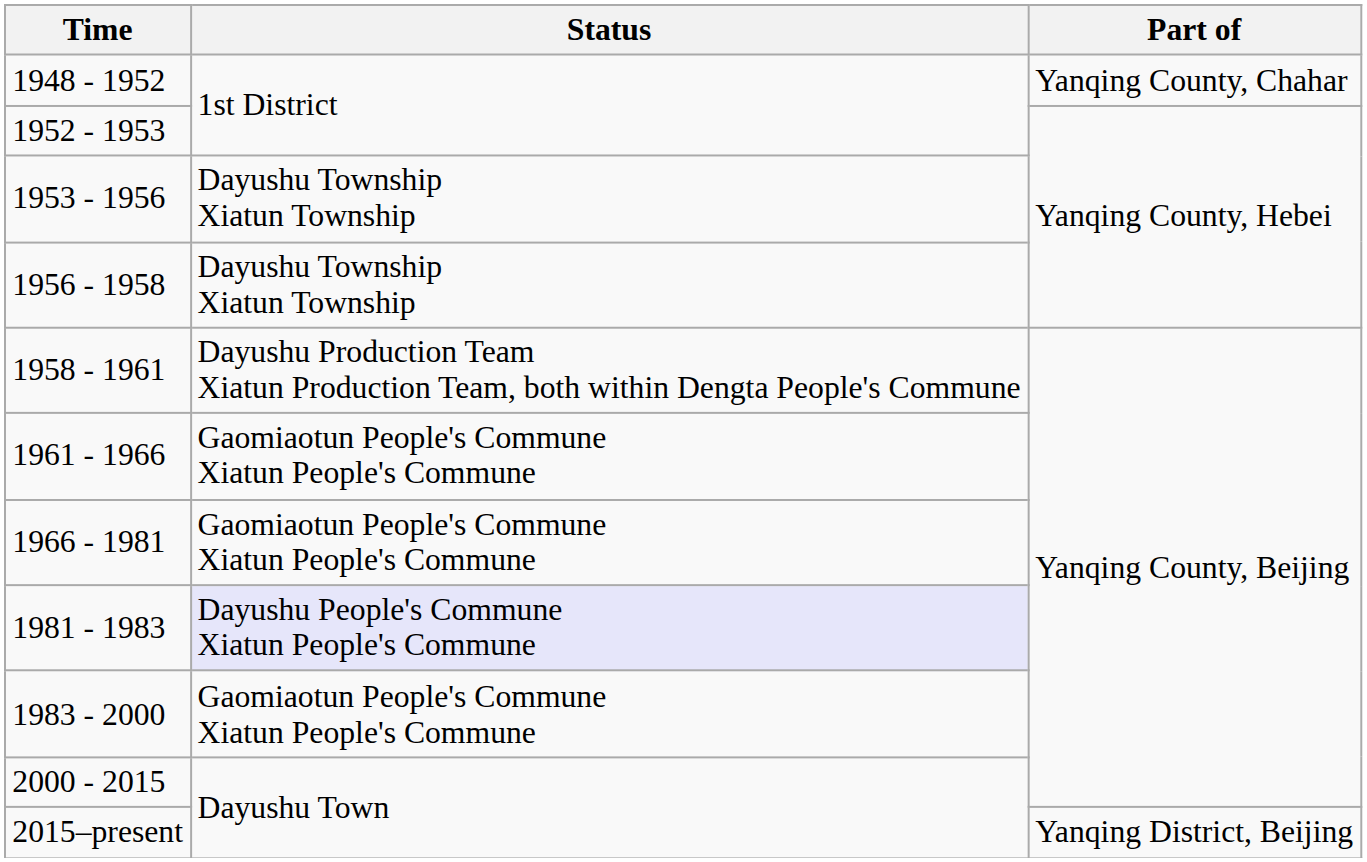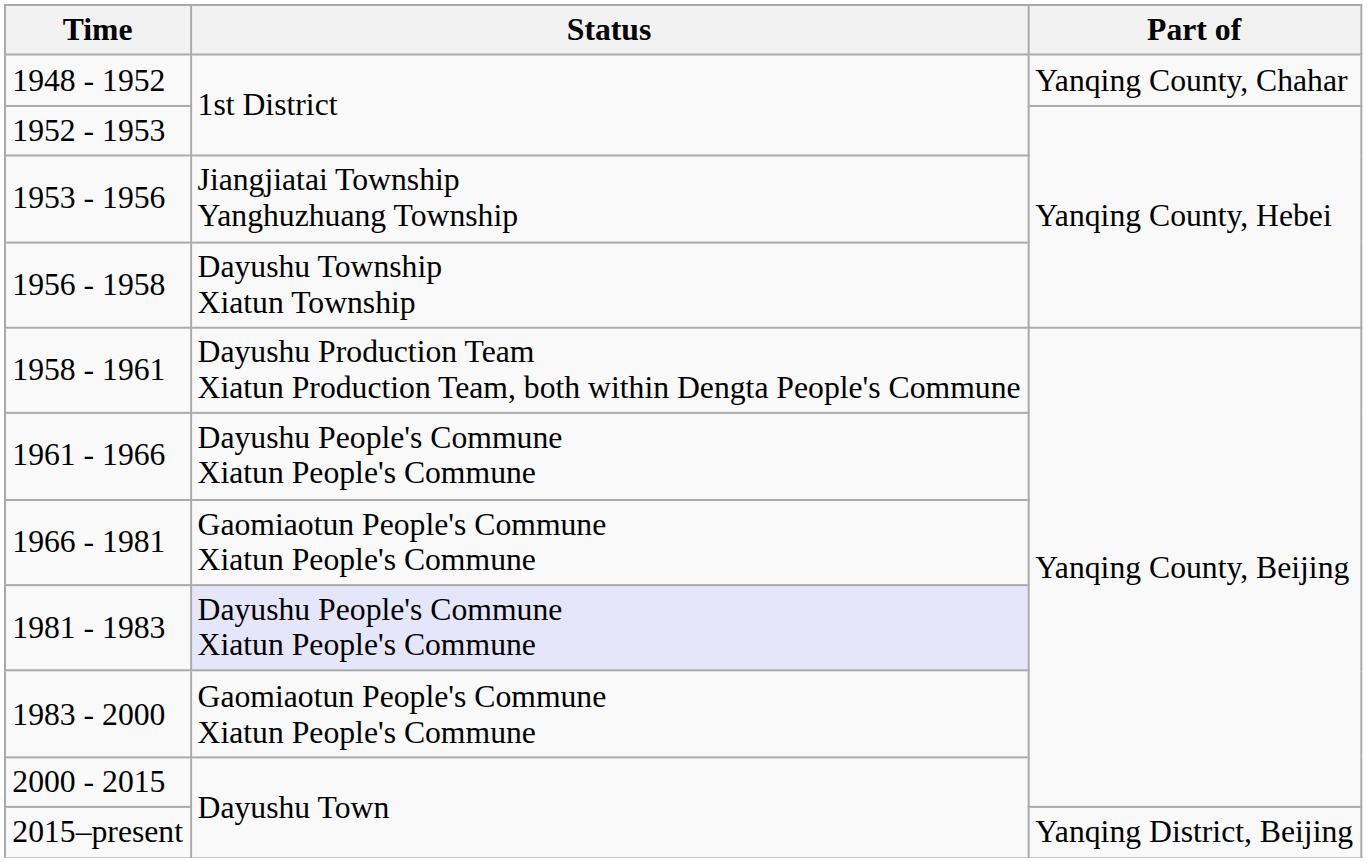(320, 198) Dayushu Township Xiatun Township -> (358, 198) Jiangjiatai Township Yanghuzhuang Township
(402, 455) Gaomiaotun People's Commune Xiatun People's Commune -> (380, 455) Dayushu People's Commune Xiatun People's Commune
